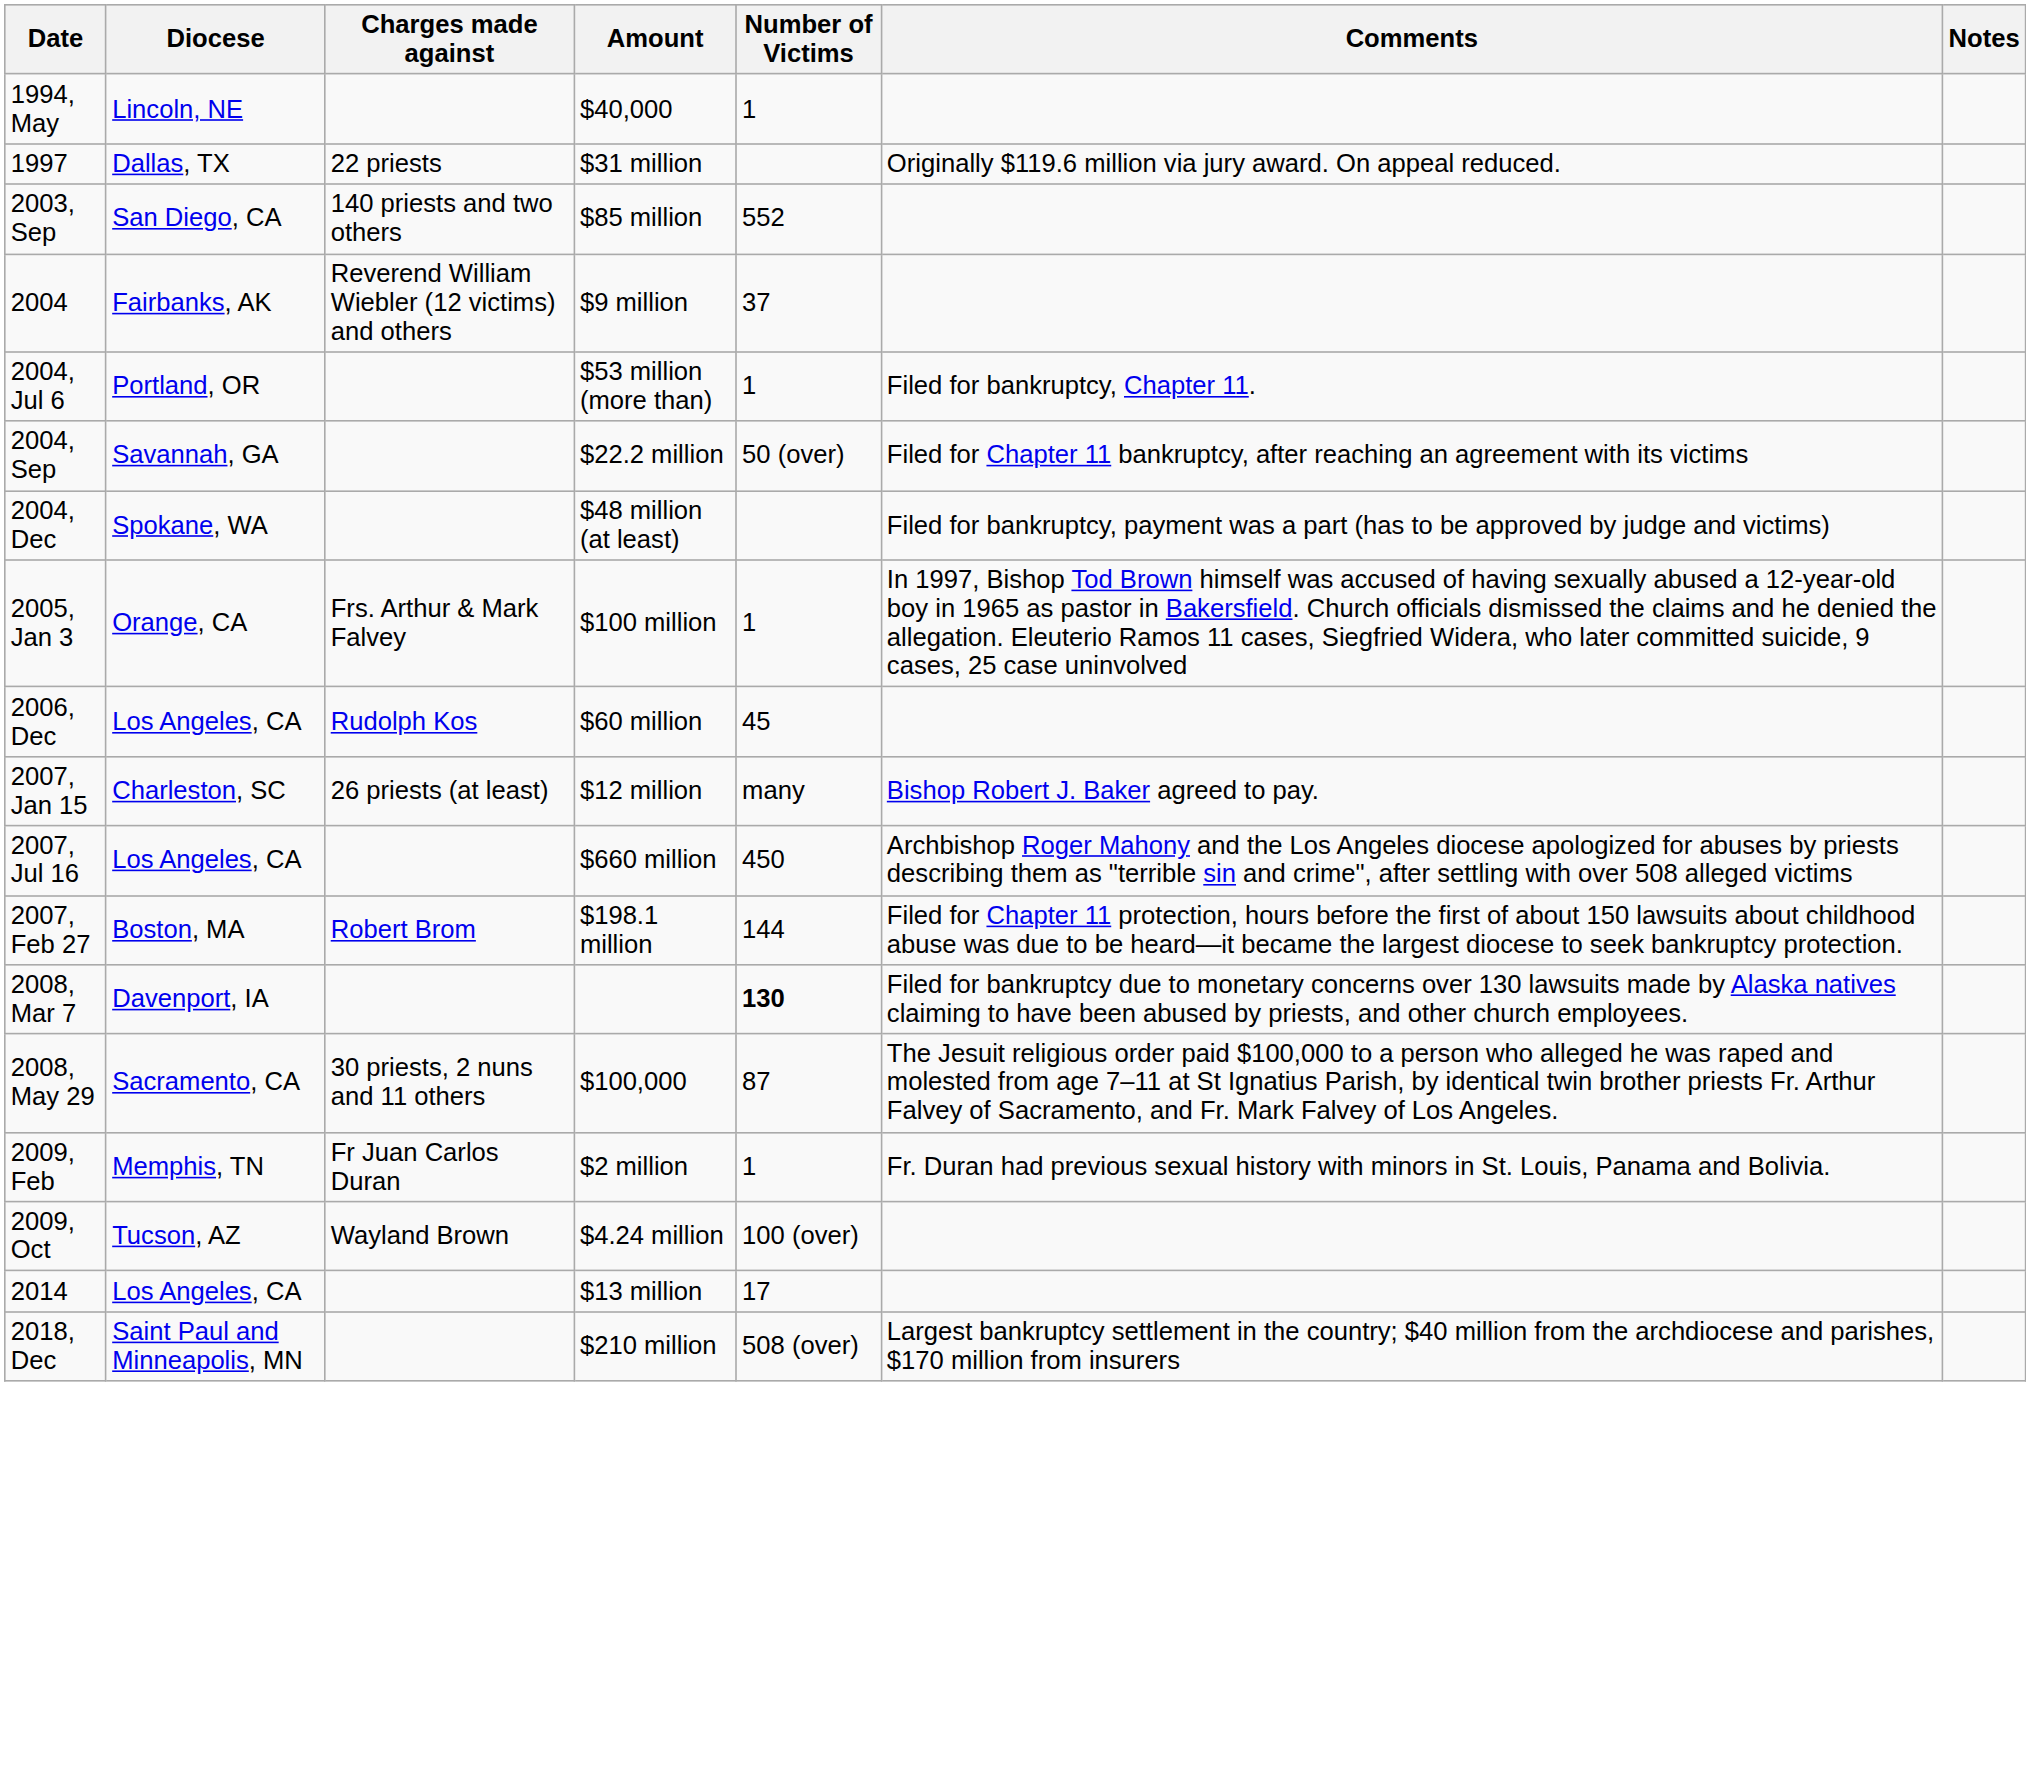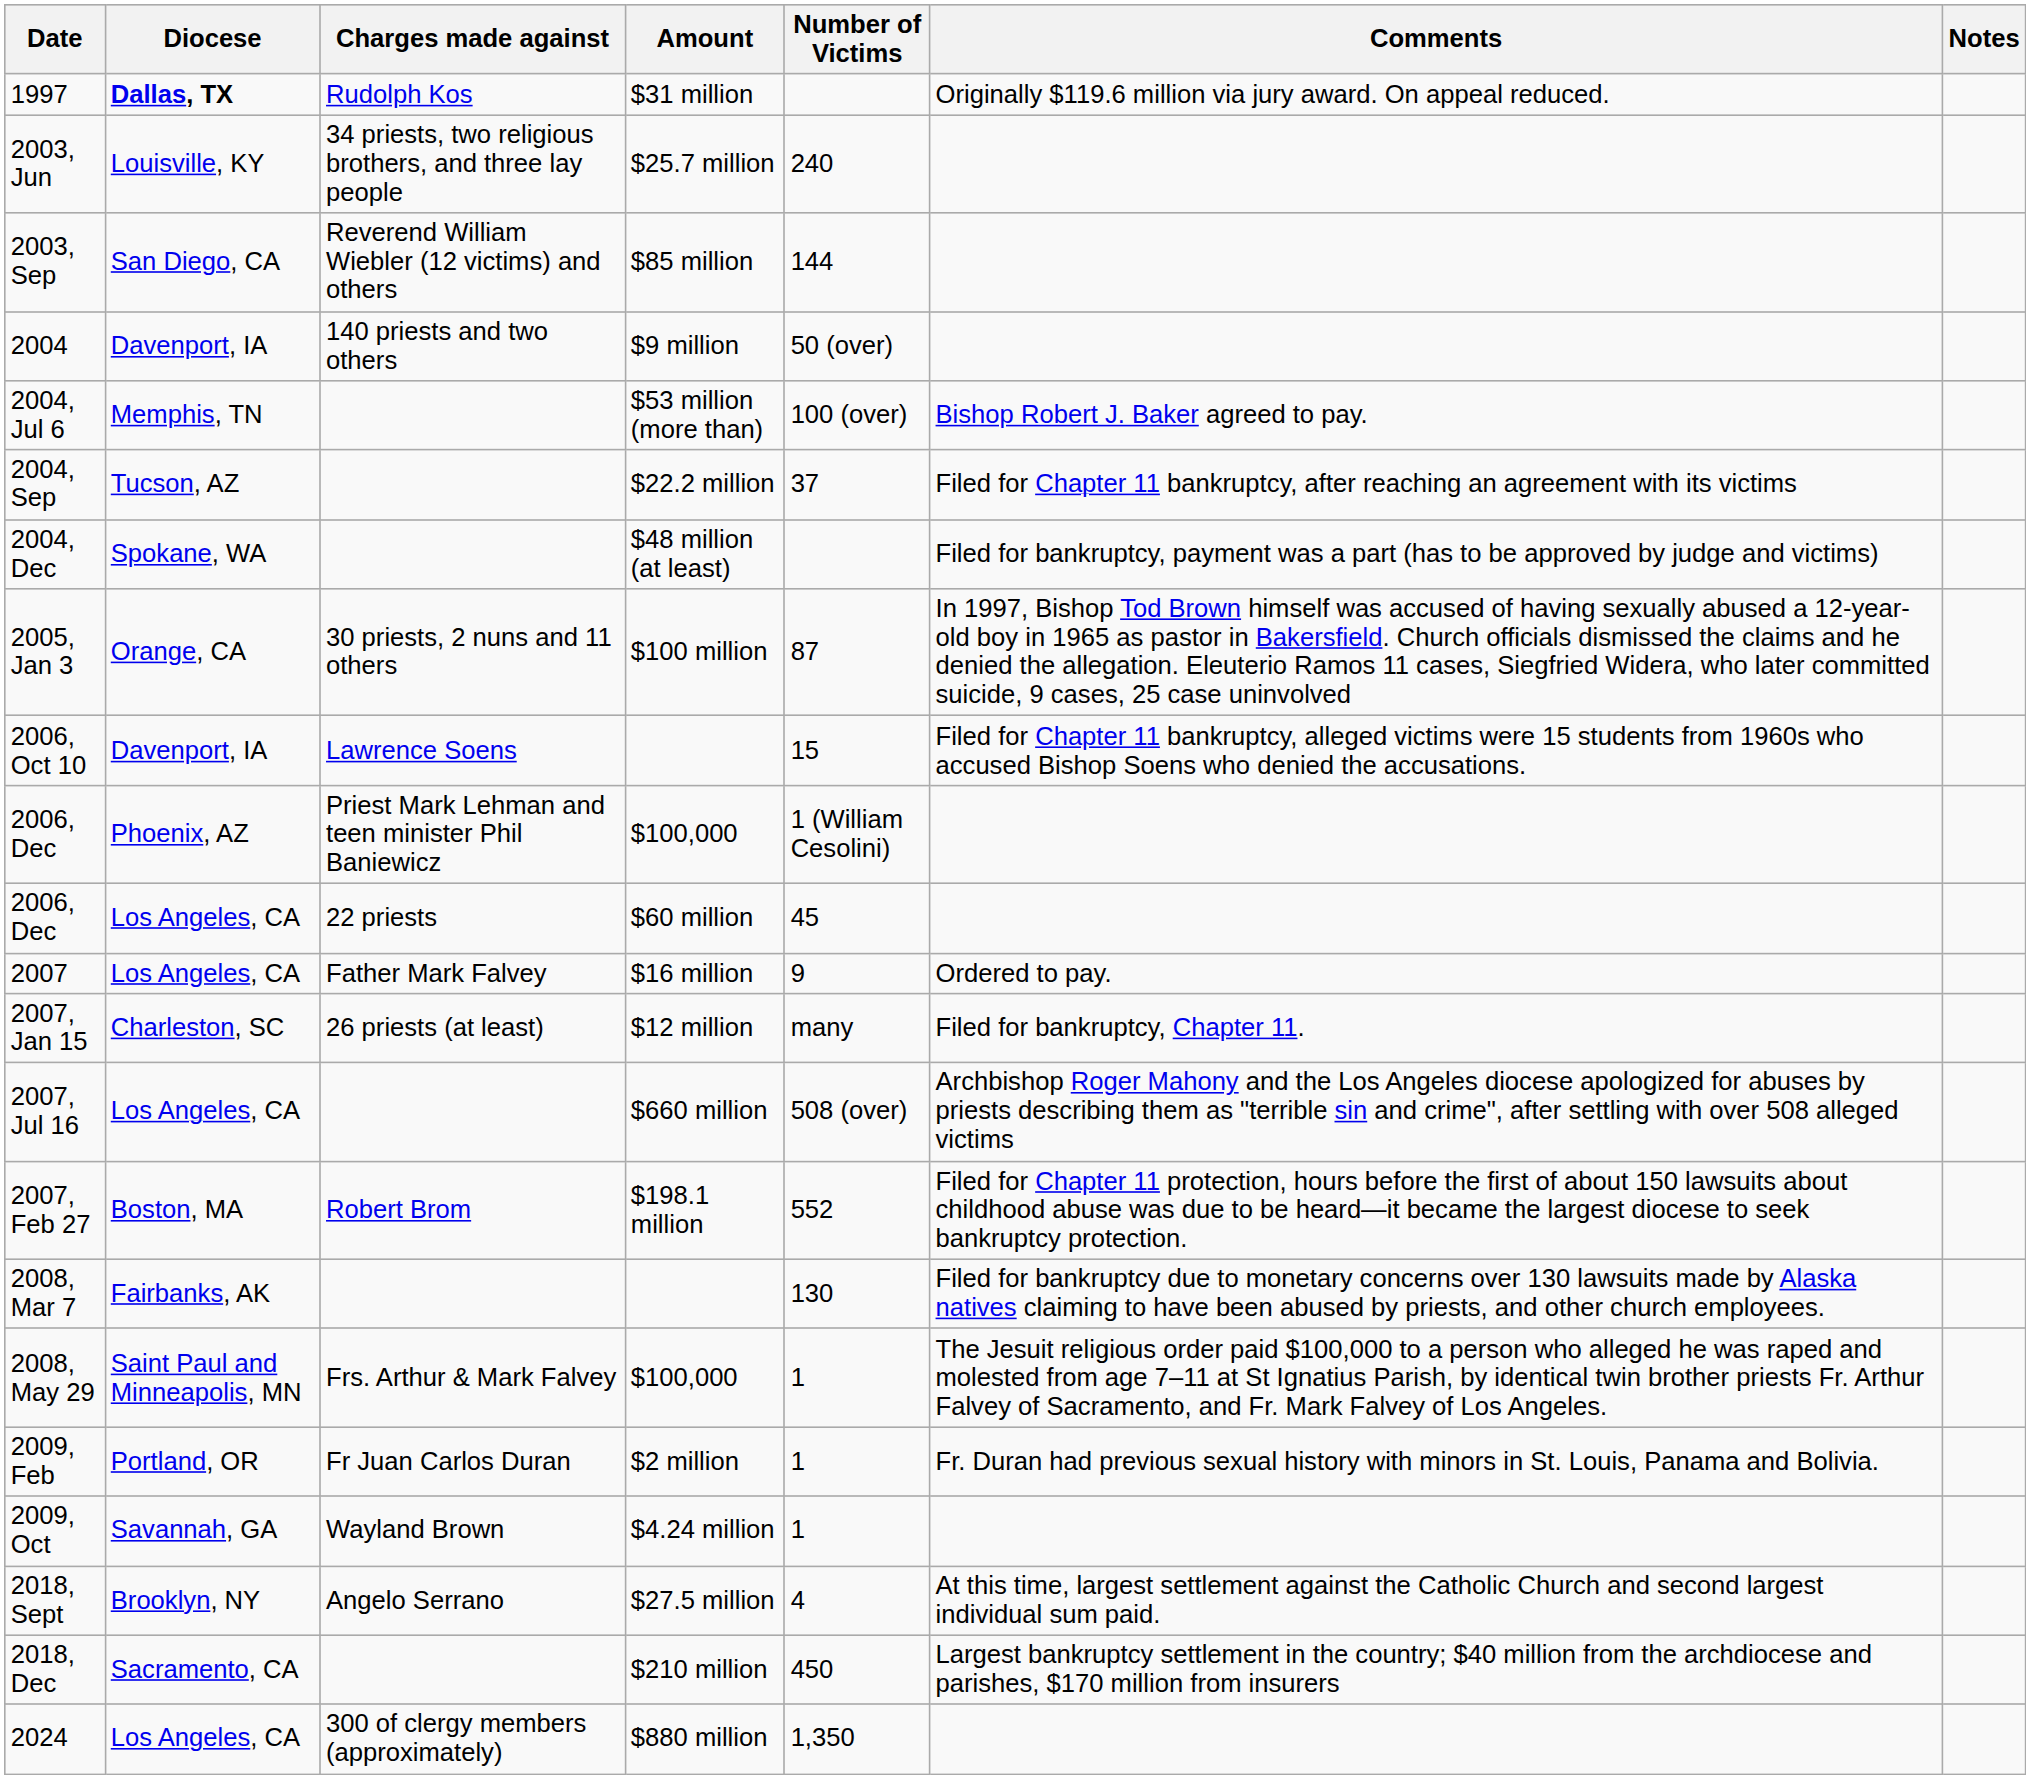- row: (43, 108)
(171, 163) normal -> (172, 94) bold
(386, 163) 22 priests -> (399, 94) Rudolph Kos
+ row: (43, 163)
(442, 218) 140 priests and two others -> (463, 261) Reverend William Wiebler (12 victims) and others
(763, 218) 552 -> (812, 261) 144
(192, 302) Fairbanks, AK -> (189, 345) Davenport, IA
(443, 302) Reverend William Wiebler (12 victims) and others -> (437, 345) 140 priests and two others
(756, 302) 37 -> (842, 345) 50 (over)
(186, 386) Portland, OR -> (187, 414) Memphis, TN
(749, 386) 1 -> (849, 414) 100 (over)
(1071, 386) Filed for bankruptcy, Chapter 11. -> (1152, 414) Bishop Robert J. Baker agreed to pay.
(195, 455) Savannah, GA -> (175, 484) Tucson, AZ
(793, 455) 50 (over) -> (805, 484) 37
(435, 623) Frs. Arthur & Mark Falvey -> (469, 652) 30 priests, 2 nuns and 11 others
(749, 623) 1 -> (805, 652) 87
+ row: (48, 750)
+ row: (43, 834)
(404, 721) Rudolph Kos -> (382, 917) 22 priests
+ row: (39, 972)
(1103, 790) Bishop Robert J. Baker agreed to pay. -> (1120, 1027) Filed for bankruptcy, Chapter 11.
(763, 860) 450 -> (849, 1111) 508 (over)
(763, 929) 144 -> (812, 1209) 552
(190, 999) Davenport, IA -> (190, 1293) Fairbanks, AK
(763, 999) bold -> (812, 1293) normal
(206, 1082) Sacramento, CA -> (206, 1377) Saint Paul and Minneapolis, MN
(432, 1082) 30 priests, 2 nuns and 11 others -> (471, 1377) Frs. Arthur & Mark Falvey
(756, 1082) 87 -> (798, 1377) 1
(188, 1166) Memphis, TN -> (185, 1461) Portland, OR
(176, 1236) Tucson, AZ -> (194, 1530) Savannah, GA
(800, 1236) 100 (over) -> (798, 1530) 1
- row: (39, 1290)
+ row: (43, 1600)
(208, 1346) Saint Paul and Minneapolis, MN -> (205, 1669) Sacramento, CA
(800, 1346) 508 (over) -> (812, 1669) 450
+ row: (39, 1738)
